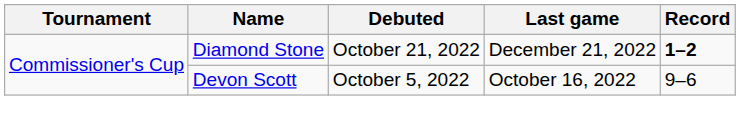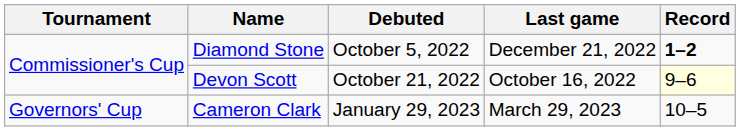(406, 49) October 21, 2022 -> (401, 49) October 5, 2022
(401, 79) October 5, 2022 -> (406, 79) October 21, 2022
(681, 79) no background -> (681, 79) lightyellow background
+ row: (257, 110)
